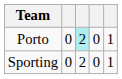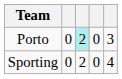(110, 39) 1 -> (110, 39) 3
(110, 62) 1 -> (110, 62) 4
